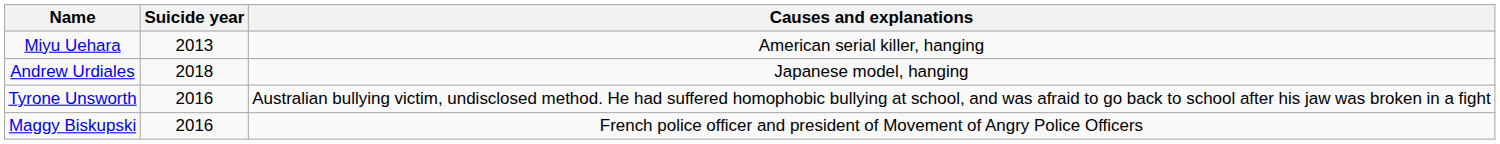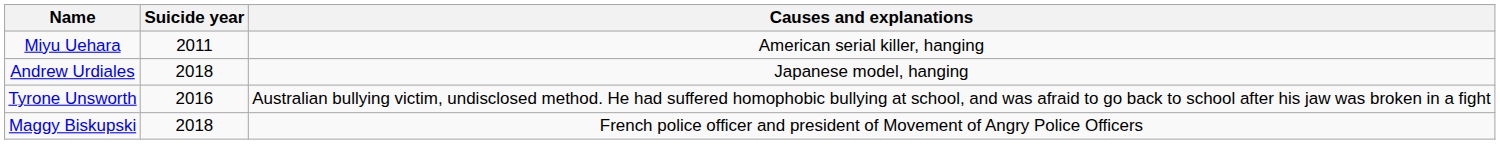(194, 44) 2013 -> (194, 44) 2011
(194, 125) 2016 -> (194, 125) 2018
